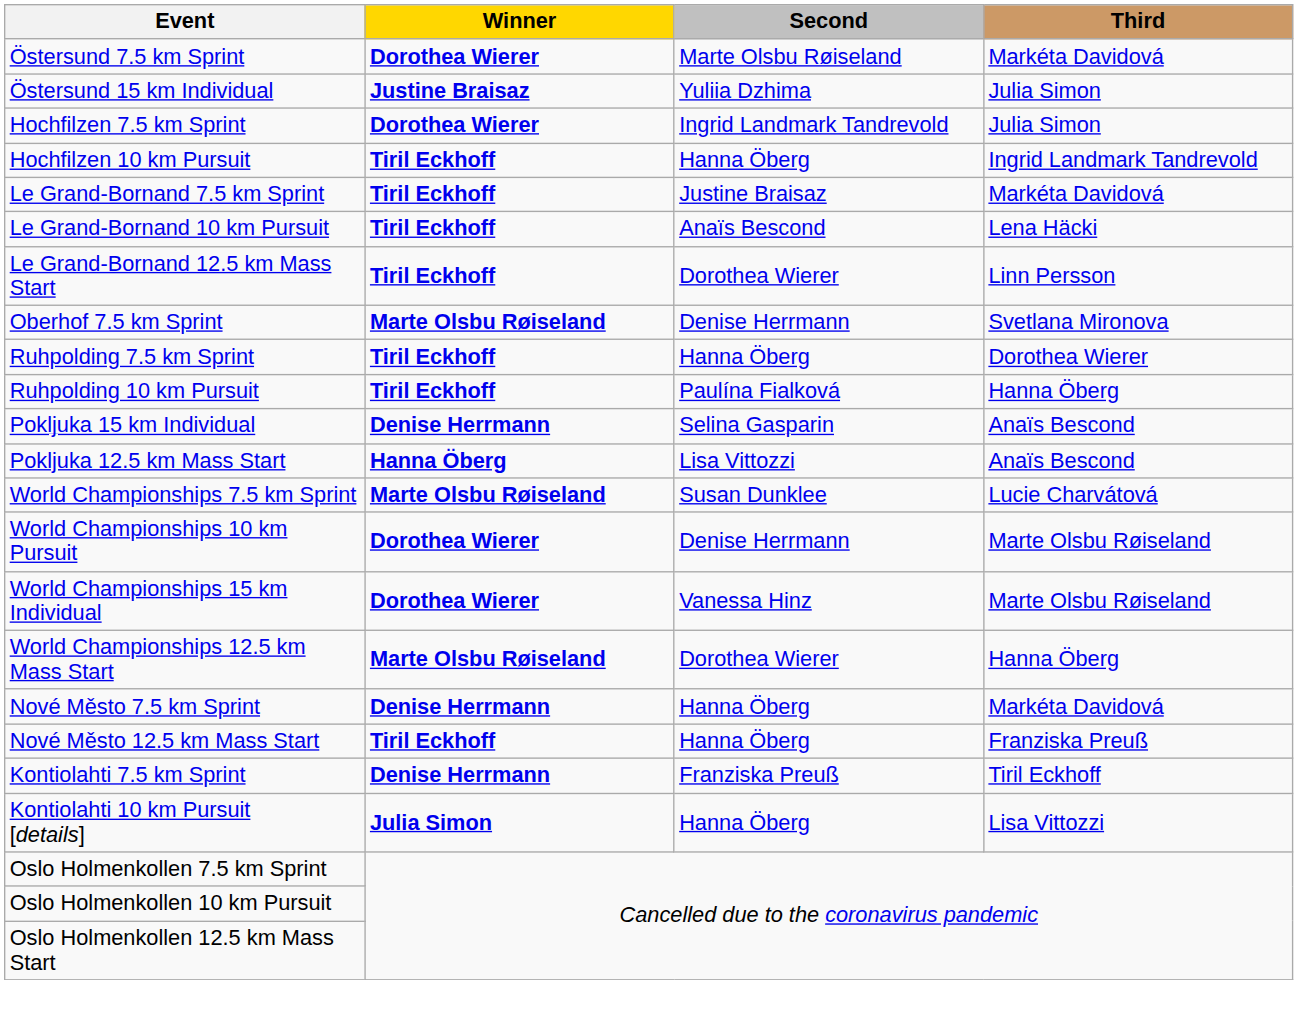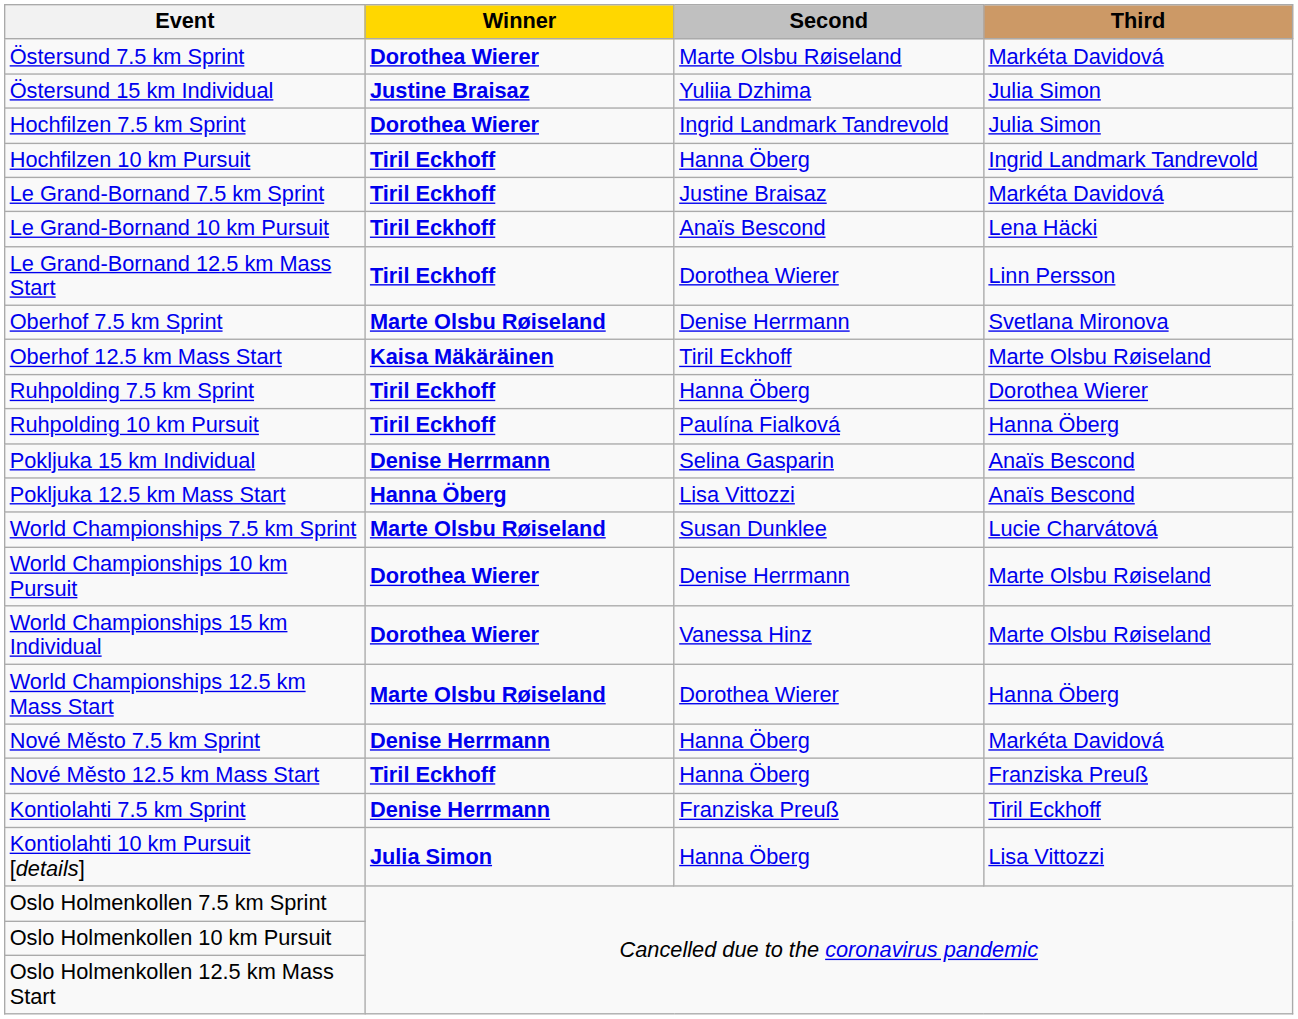+ row: (146, 356)
